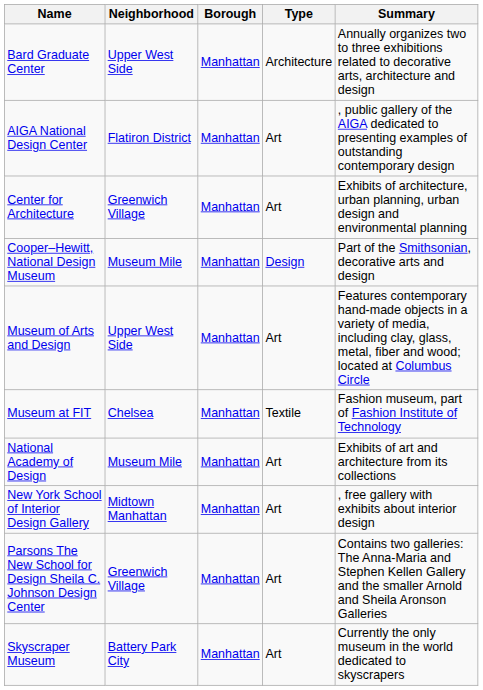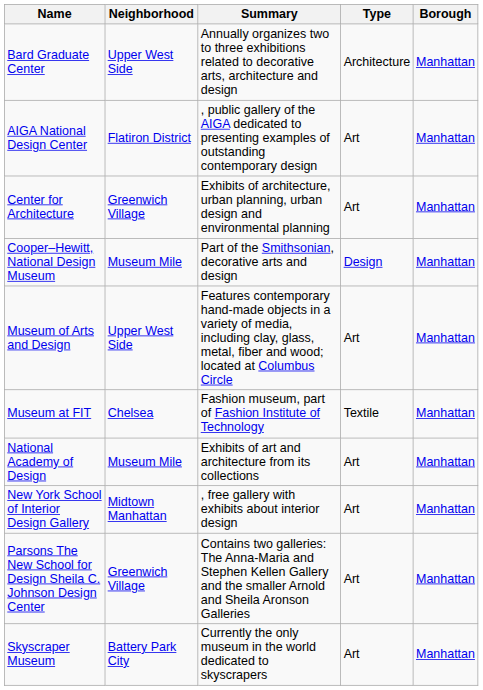columns swapped: (230, 14) <-> (406, 14)
